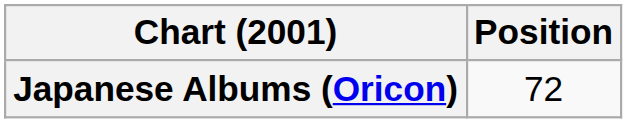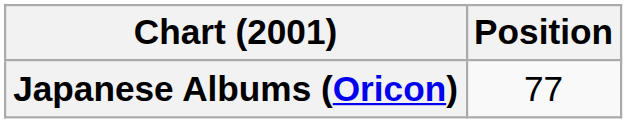(544, 88) 72 -> (544, 88) 77
